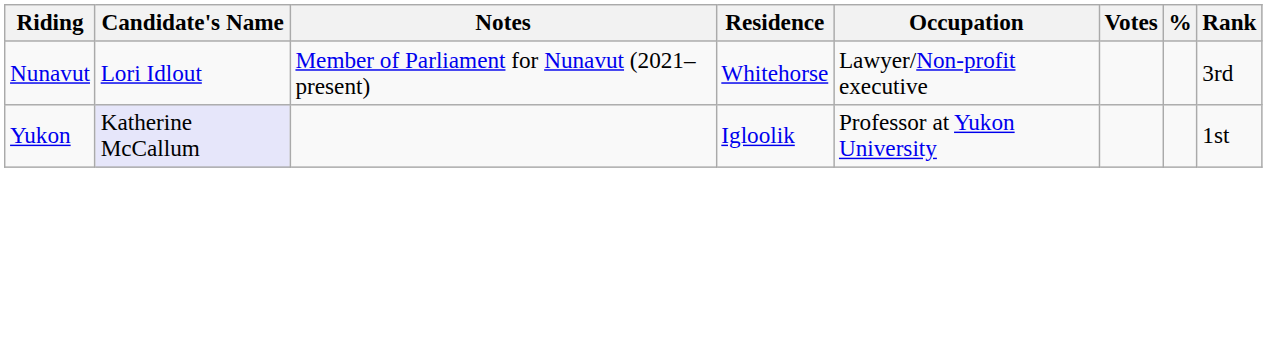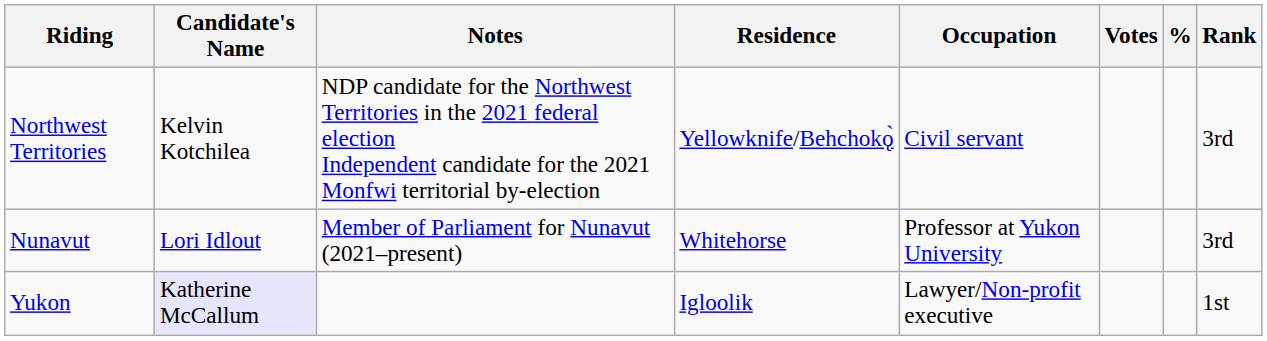+ row: (58, 137)
(927, 72) Lawyer/Non-profit executive -> (992, 240) Professor at Yukon University
(927, 135) Professor at Yukon University -> (993, 302) Lawyer/Non-profit executive
